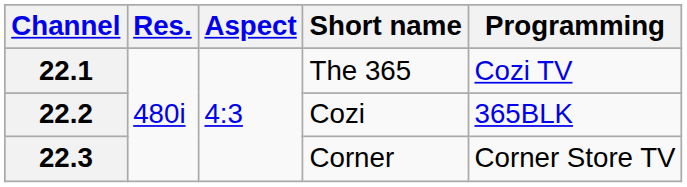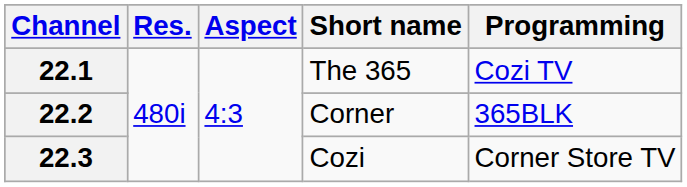(337, 114) Cozi -> (352, 114) Corner
(352, 158) Corner -> (337, 158) Cozi
